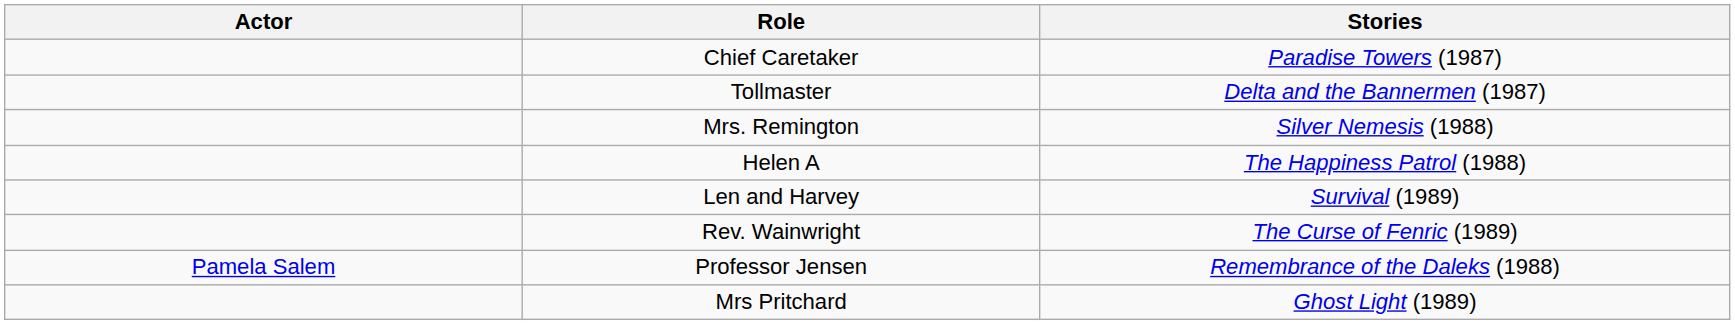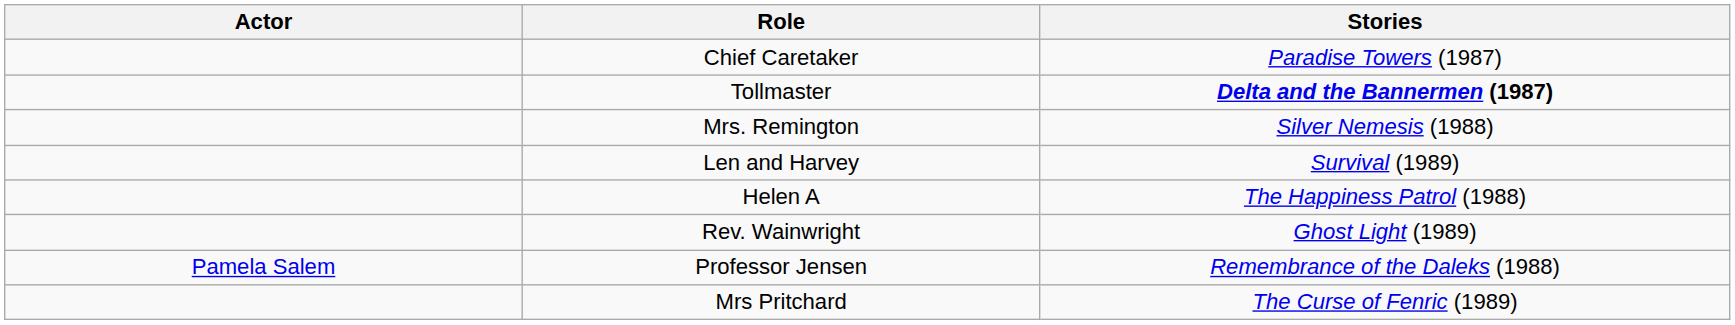(1385, 92) normal -> (1385, 92) bold
rows swapped: (781, 197) <-> (781, 162)
(1385, 232) The Curse of Fenric (1989) -> (1385, 232) Ghost Light (1989)
(1385, 302) Ghost Light (1989) -> (1385, 302) The Curse of Fenric (1989)
